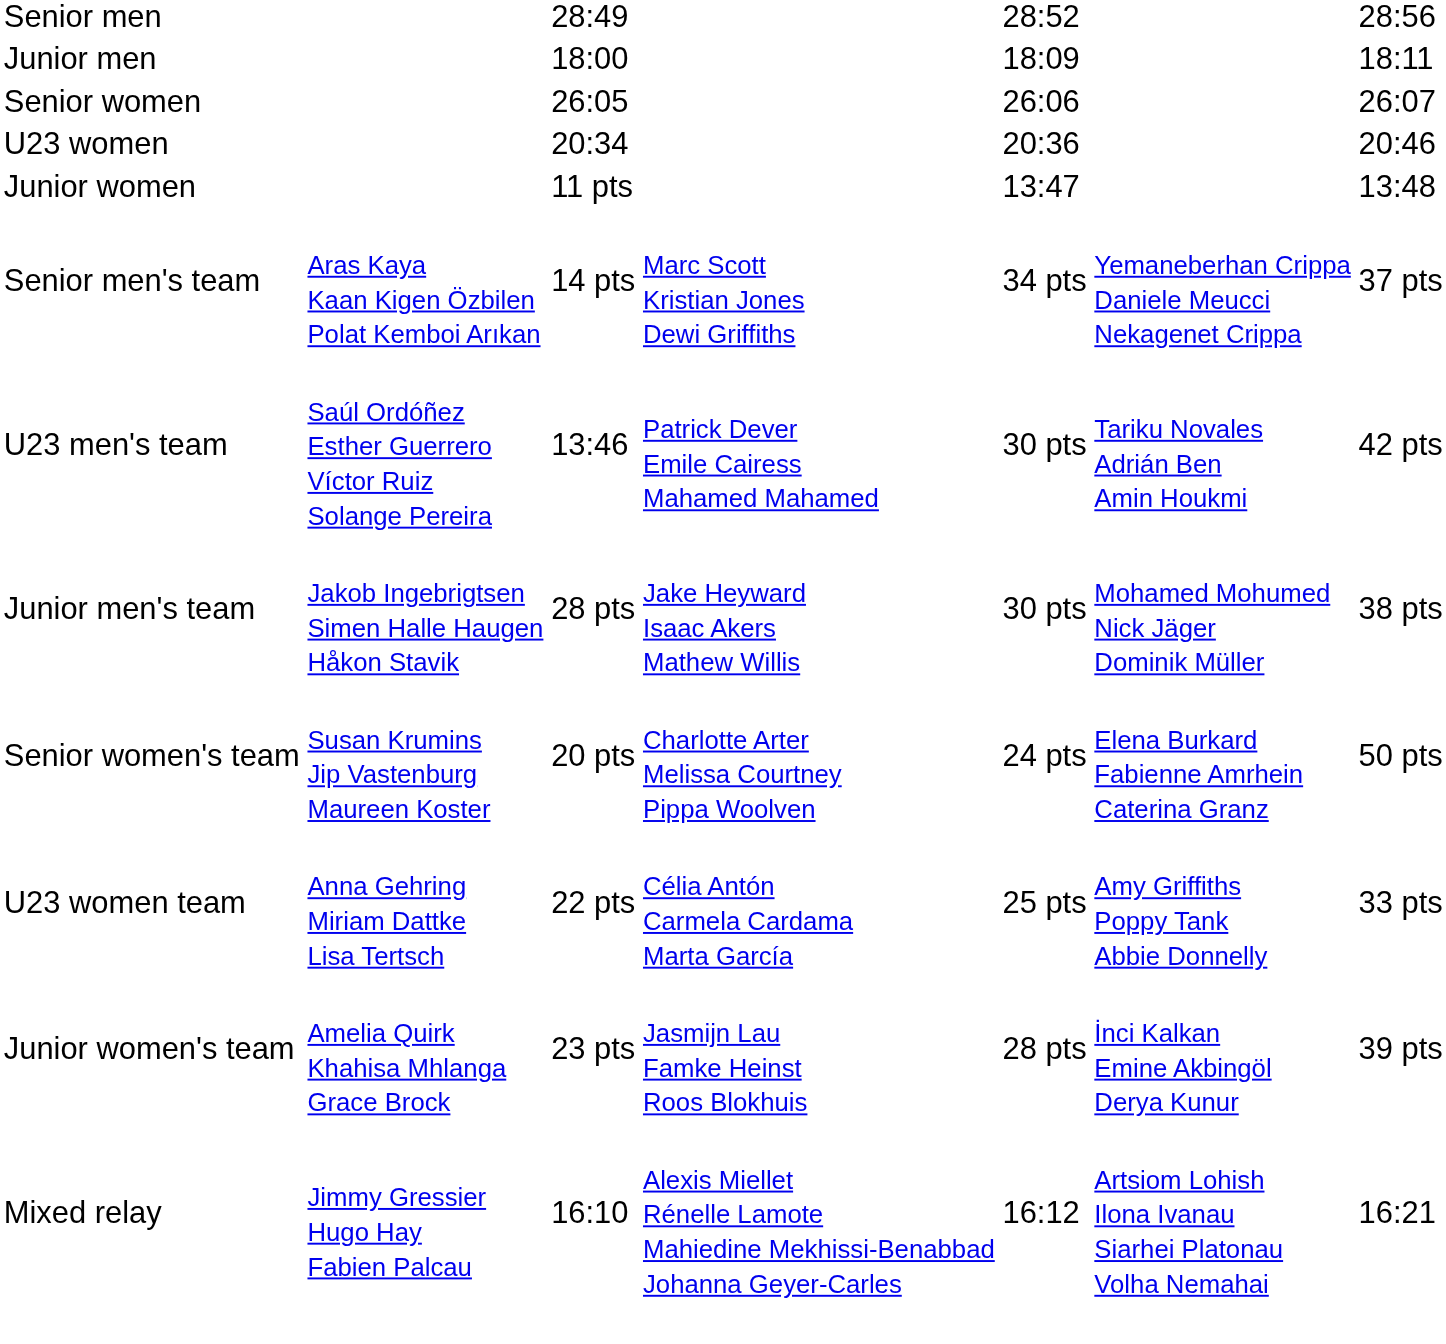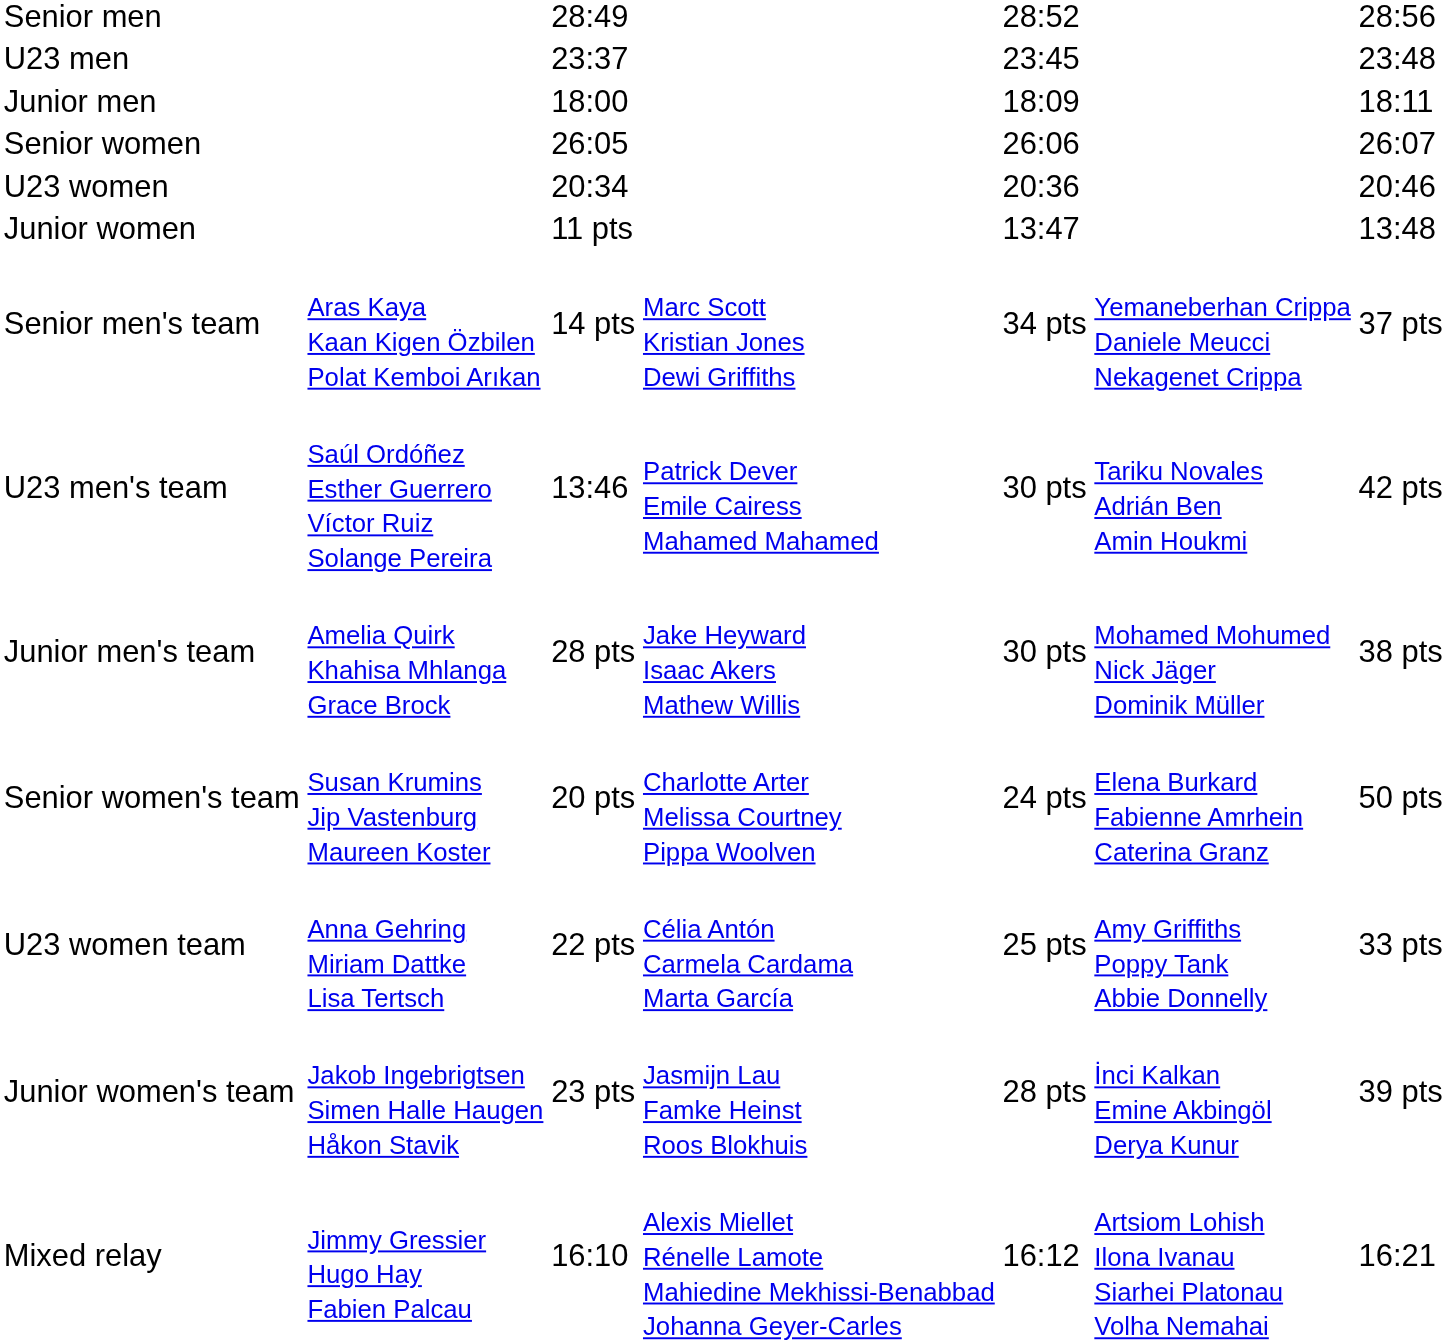+ row: (66, 59)
(425, 628) Jakob Ingebrigtsen Simen Halle Haugen Håkon Stavik -> (407, 670) Amelia Quirk Khahisa Mhlanga Grace Brock
(407, 1068) Amelia Quirk Khahisa Mhlanga Grace Brock -> (425, 1111) Jakob Ingebrigtsen Simen Halle Haugen Håkon Stavik
